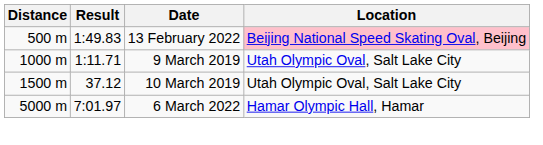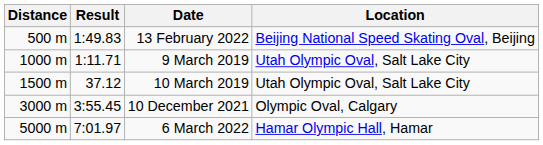(386, 38) pink background -> (395, 38) no background
+ row: (188, 106)
